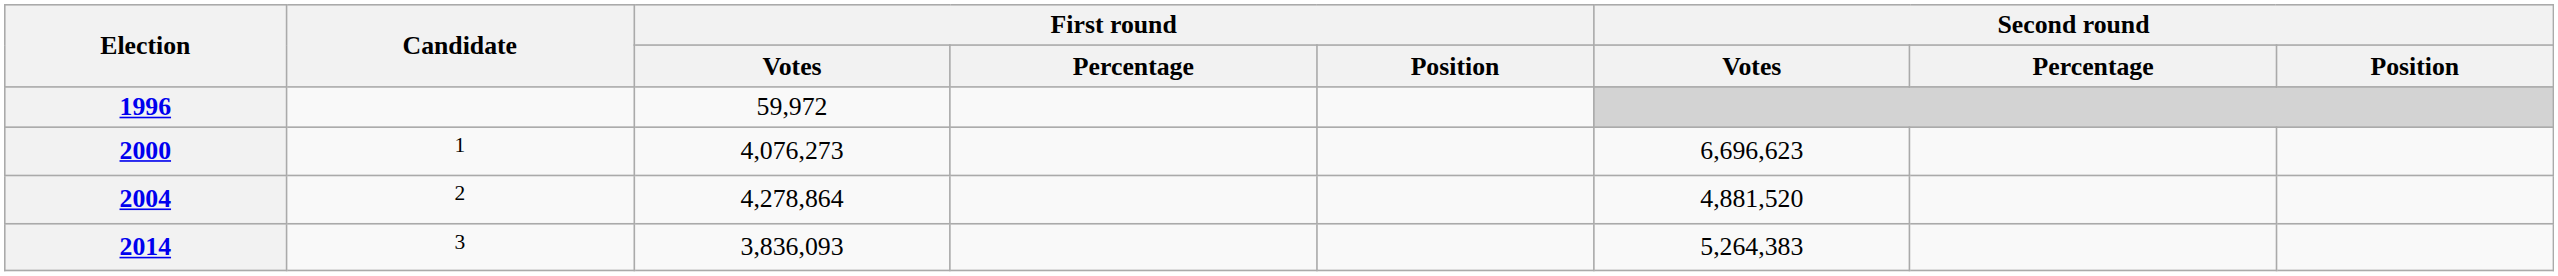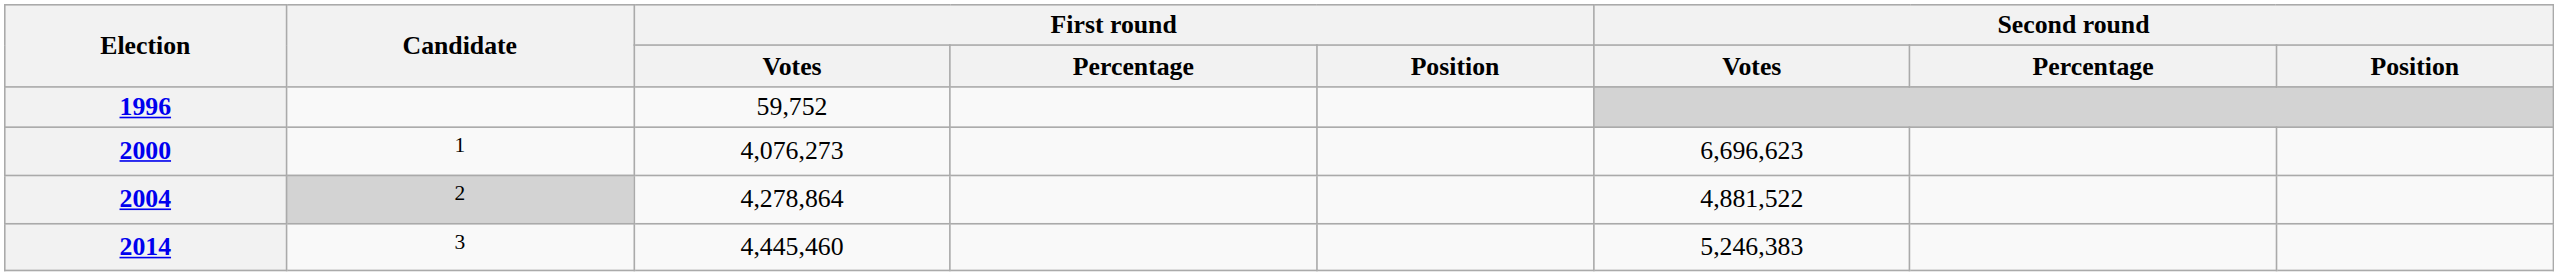(792, 106) 59,972 -> (792, 106) 59,752
(460, 193) no background -> (460, 193) lightgrey background
(1752, 198) 4,881,520 -> (1752, 198) 4,881,522
(792, 246) 3,836,093 -> (792, 246) 4,445,460
(1752, 246) 5,264,383 -> (1752, 246) 5,246,383
